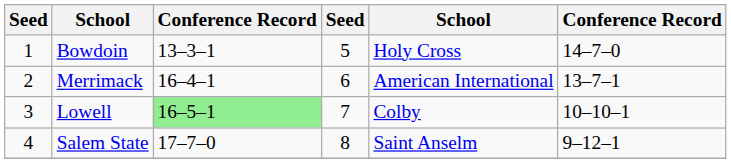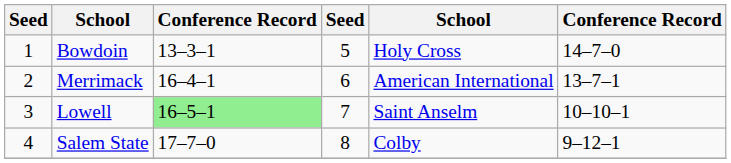(397, 111) Colby -> (425, 111) Saint Anselm
(425, 142) Saint Anselm -> (397, 142) Colby
